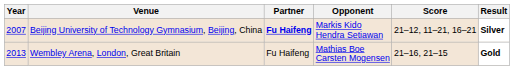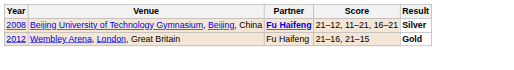- column: (353, 12)
(16, 30) 2007 -> (16, 26) 2008
(16, 54) 2013 -> (16, 39) 2012
